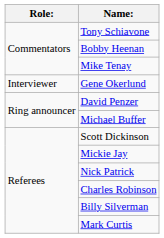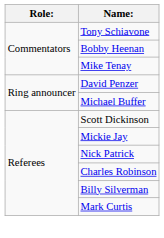- row: (113, 83)
